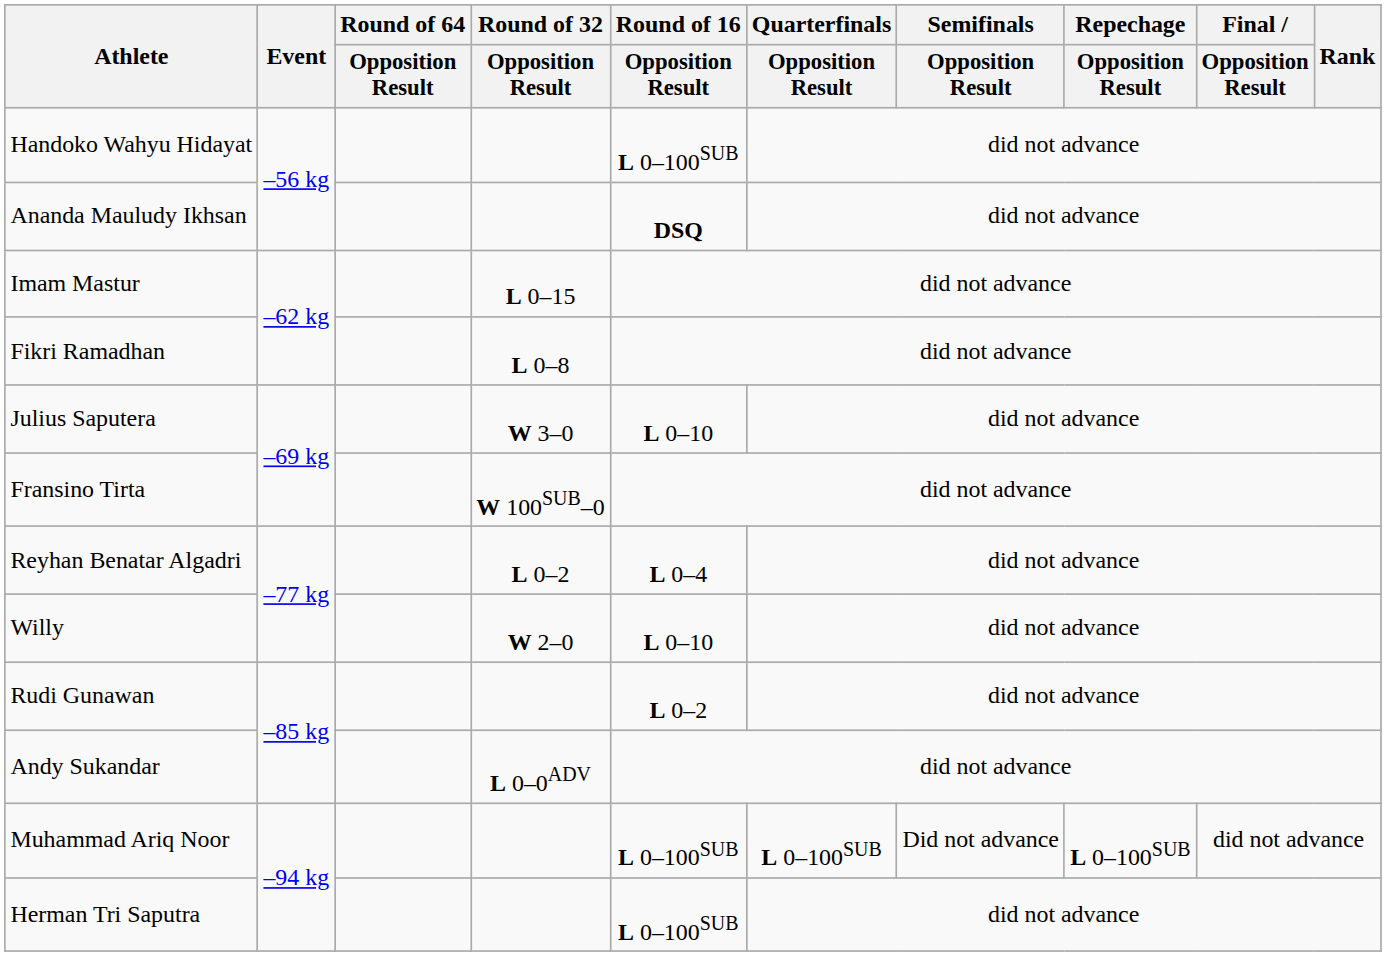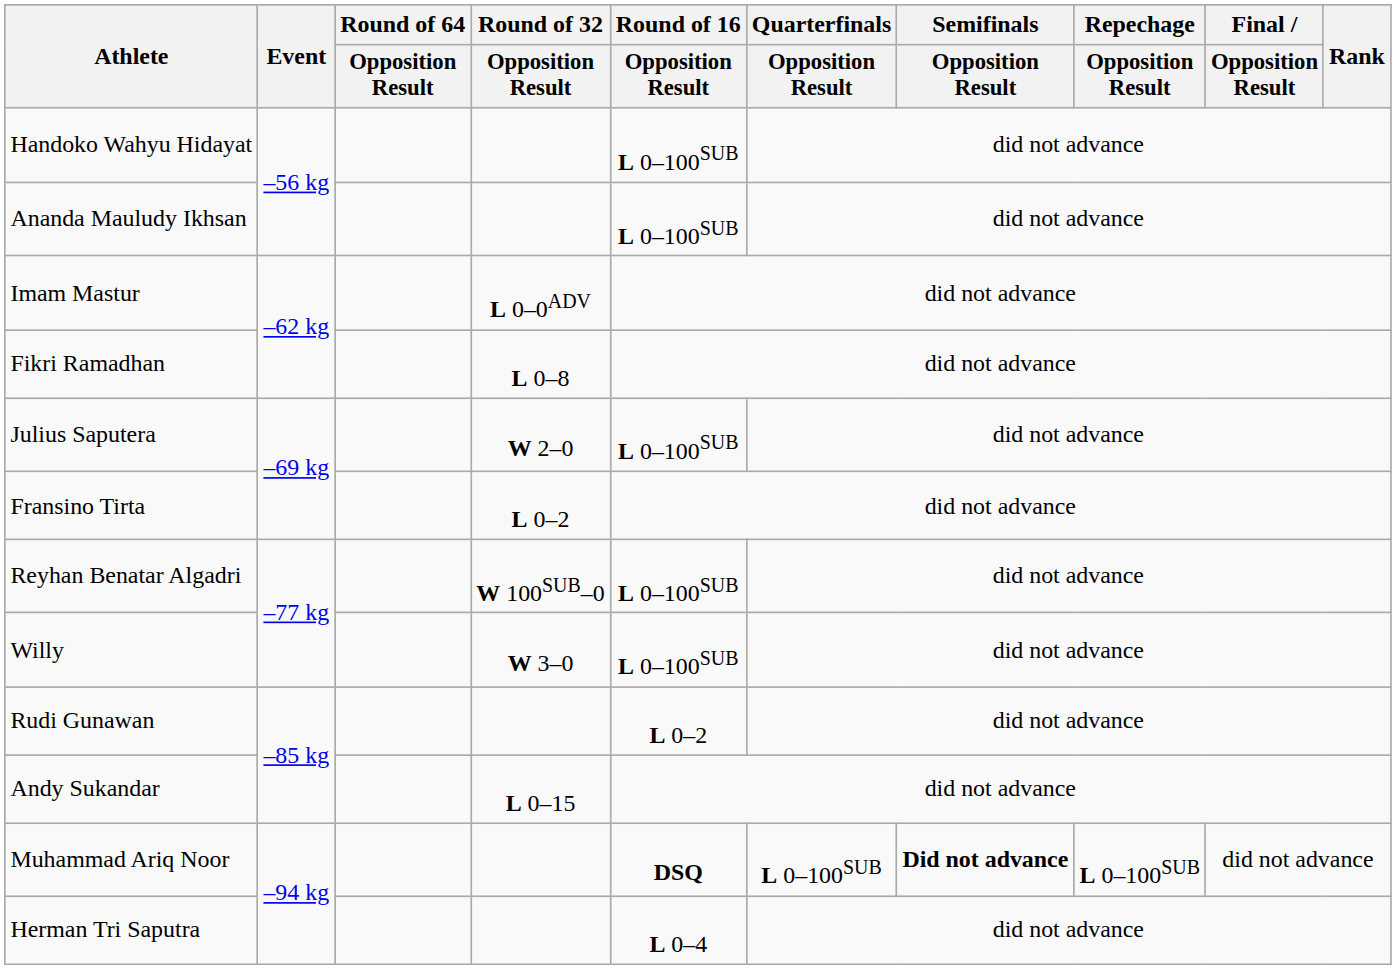(678, 230) DSQ -> (678, 233) L 0–100SUB
(540, 297) L 0–15 -> (540, 307) L 0–0ADV
(540, 432) W 3–0 -> (540, 448) W 2–0
(678, 432) L 0–10 -> (678, 448) L 0–100SUB
(540, 503) W 100SUB–0 -> (540, 519) L 0–2
(540, 574) L 0–2 -> (540, 590) W 100SUB–0
(678, 574) L 0–4 -> (678, 590) L 0–100SUB
(540, 642) W 2–0 -> (540, 664) W 3–0
(678, 642) L 0–10 -> (678, 664) L 0–100SUB
(540, 780) L 0–0ADV -> (540, 802) L 0–15
(678, 854) L 0–100SUB -> (678, 873) DSQ
(981, 840) normal -> (985, 859) bold
(678, 928) L 0–100SUB -> (678, 944) L 0–4
